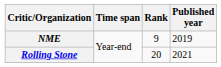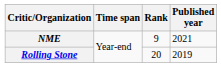(182, 39) 2019 -> (182, 39) 2021
(182, 54) 2021 -> (182, 54) 2019
